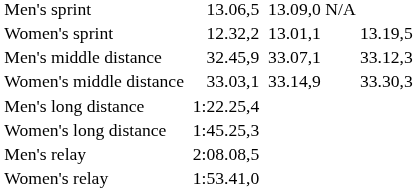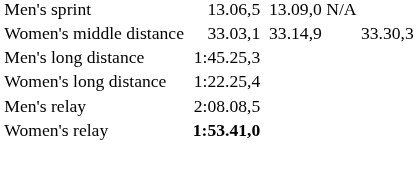- row: (59, 33)
- row: (83, 57)
(226, 105) 1:22.25,4 -> (227, 57) 1:45.25,3
(226, 130) 1:45.25,3 -> (227, 81) 1:22.25,4
(226, 178) normal -> (227, 130) bold
